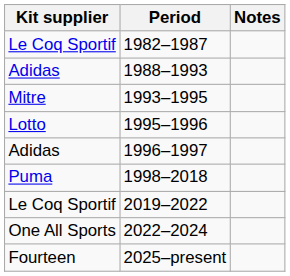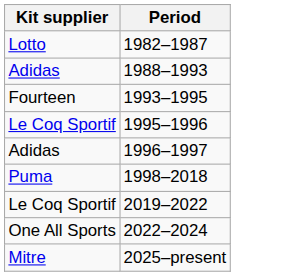- column: (257, 17)
(62, 44) Le Coq Sportif -> (27, 44) Lotto
(27, 97) Mitre -> (42, 97) Fourteen
(27, 124) Lotto -> (62, 124) Le Coq Sportif
(42, 257) Fourteen -> (27, 257) Mitre
